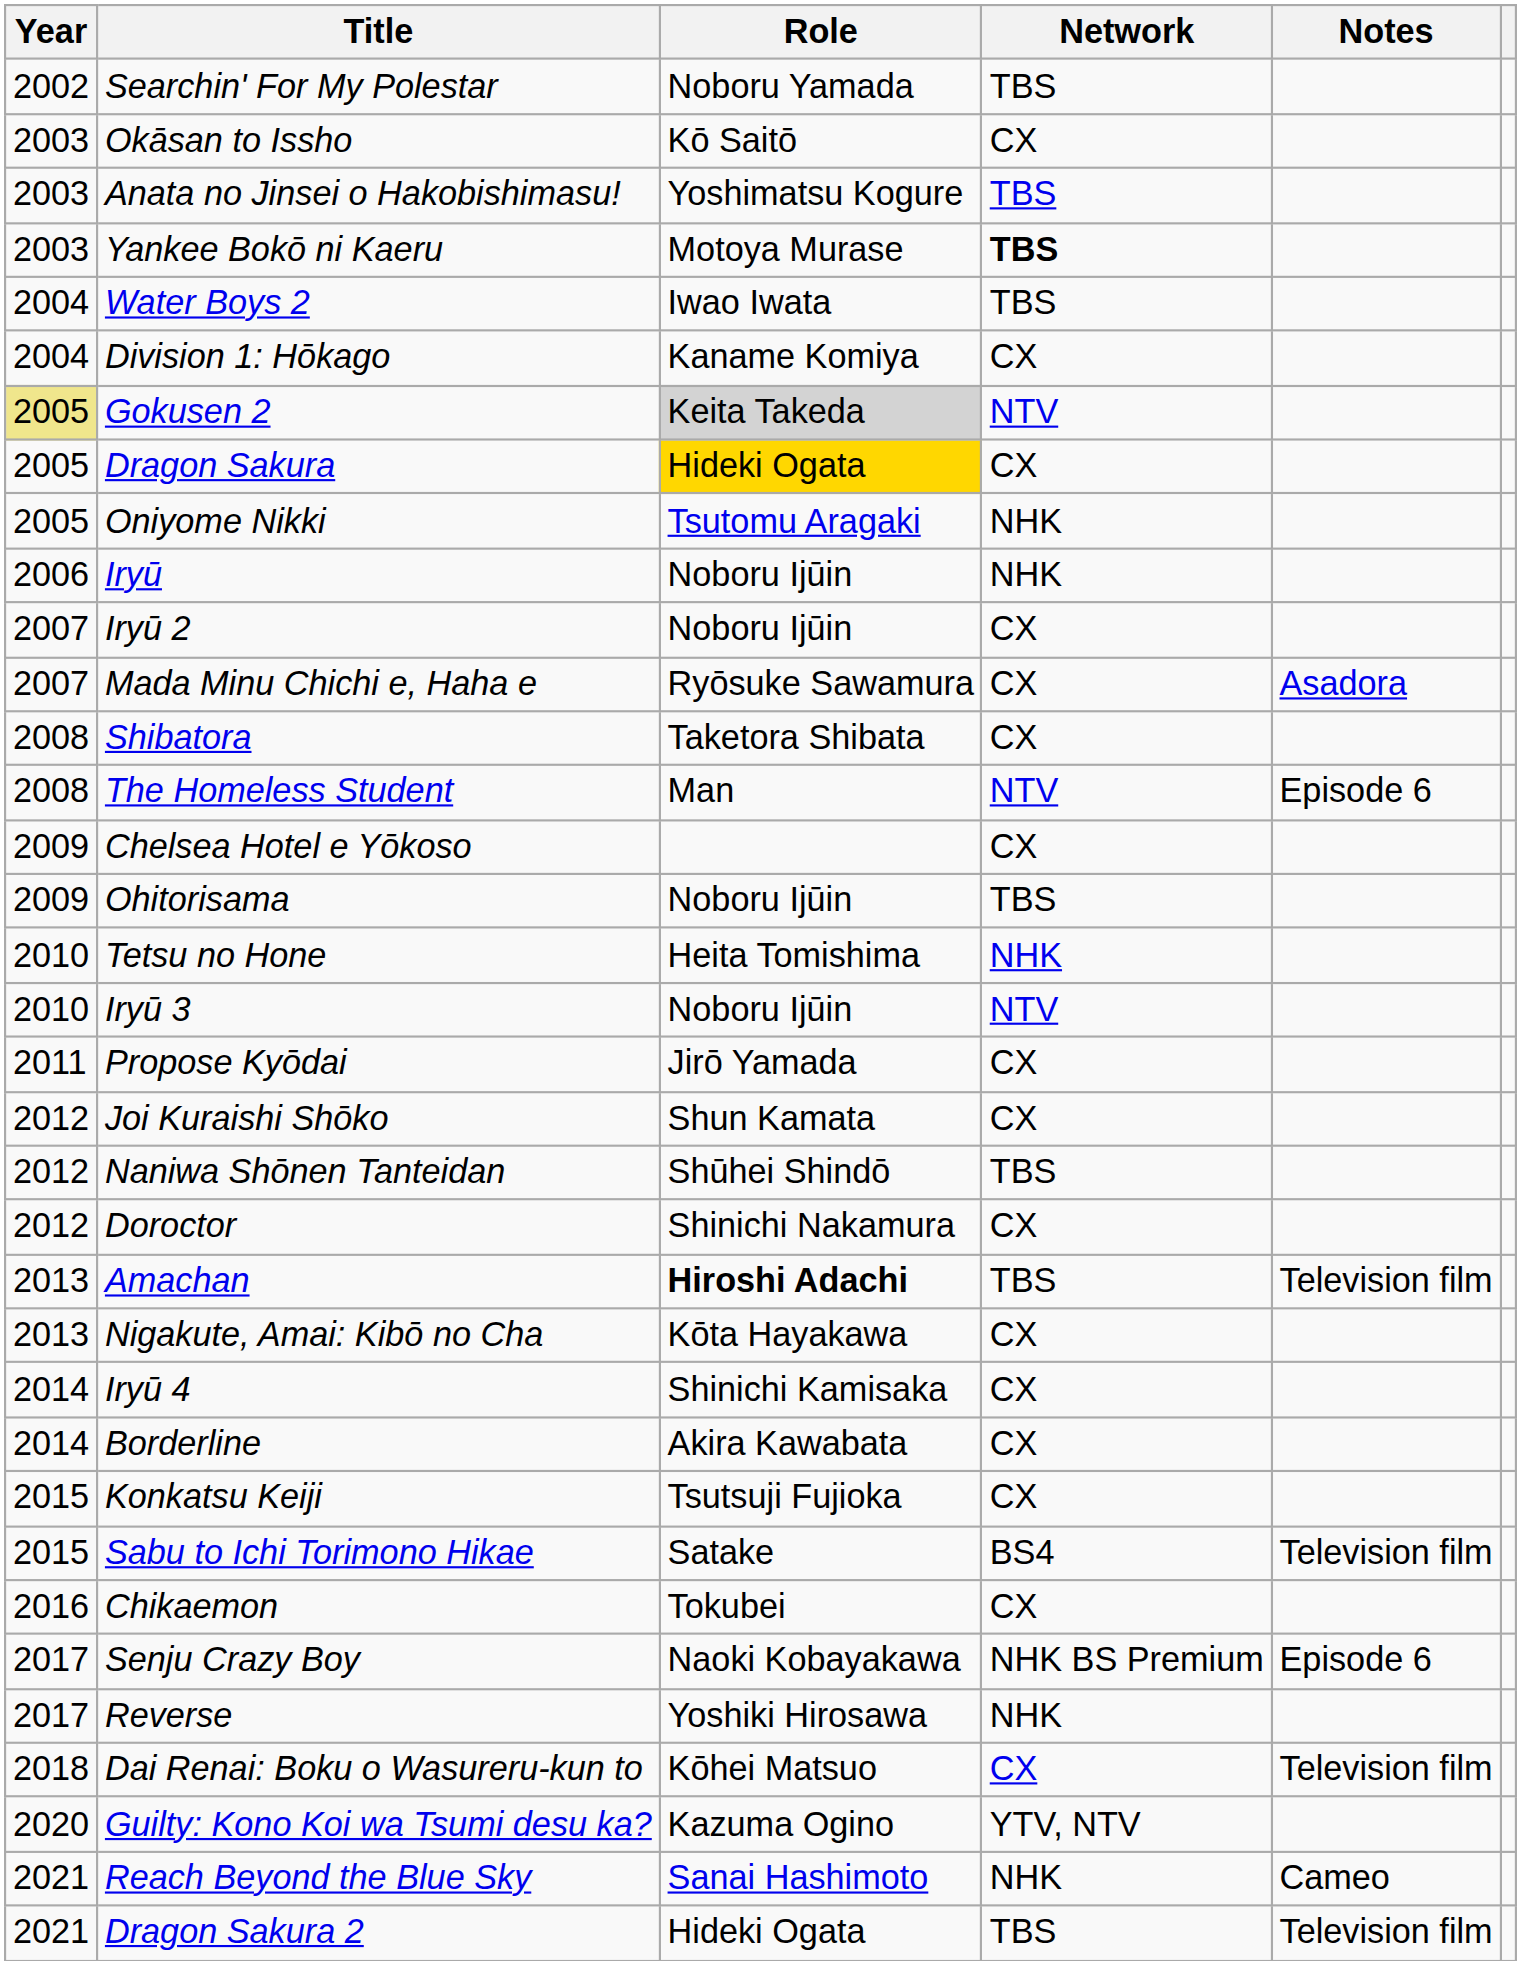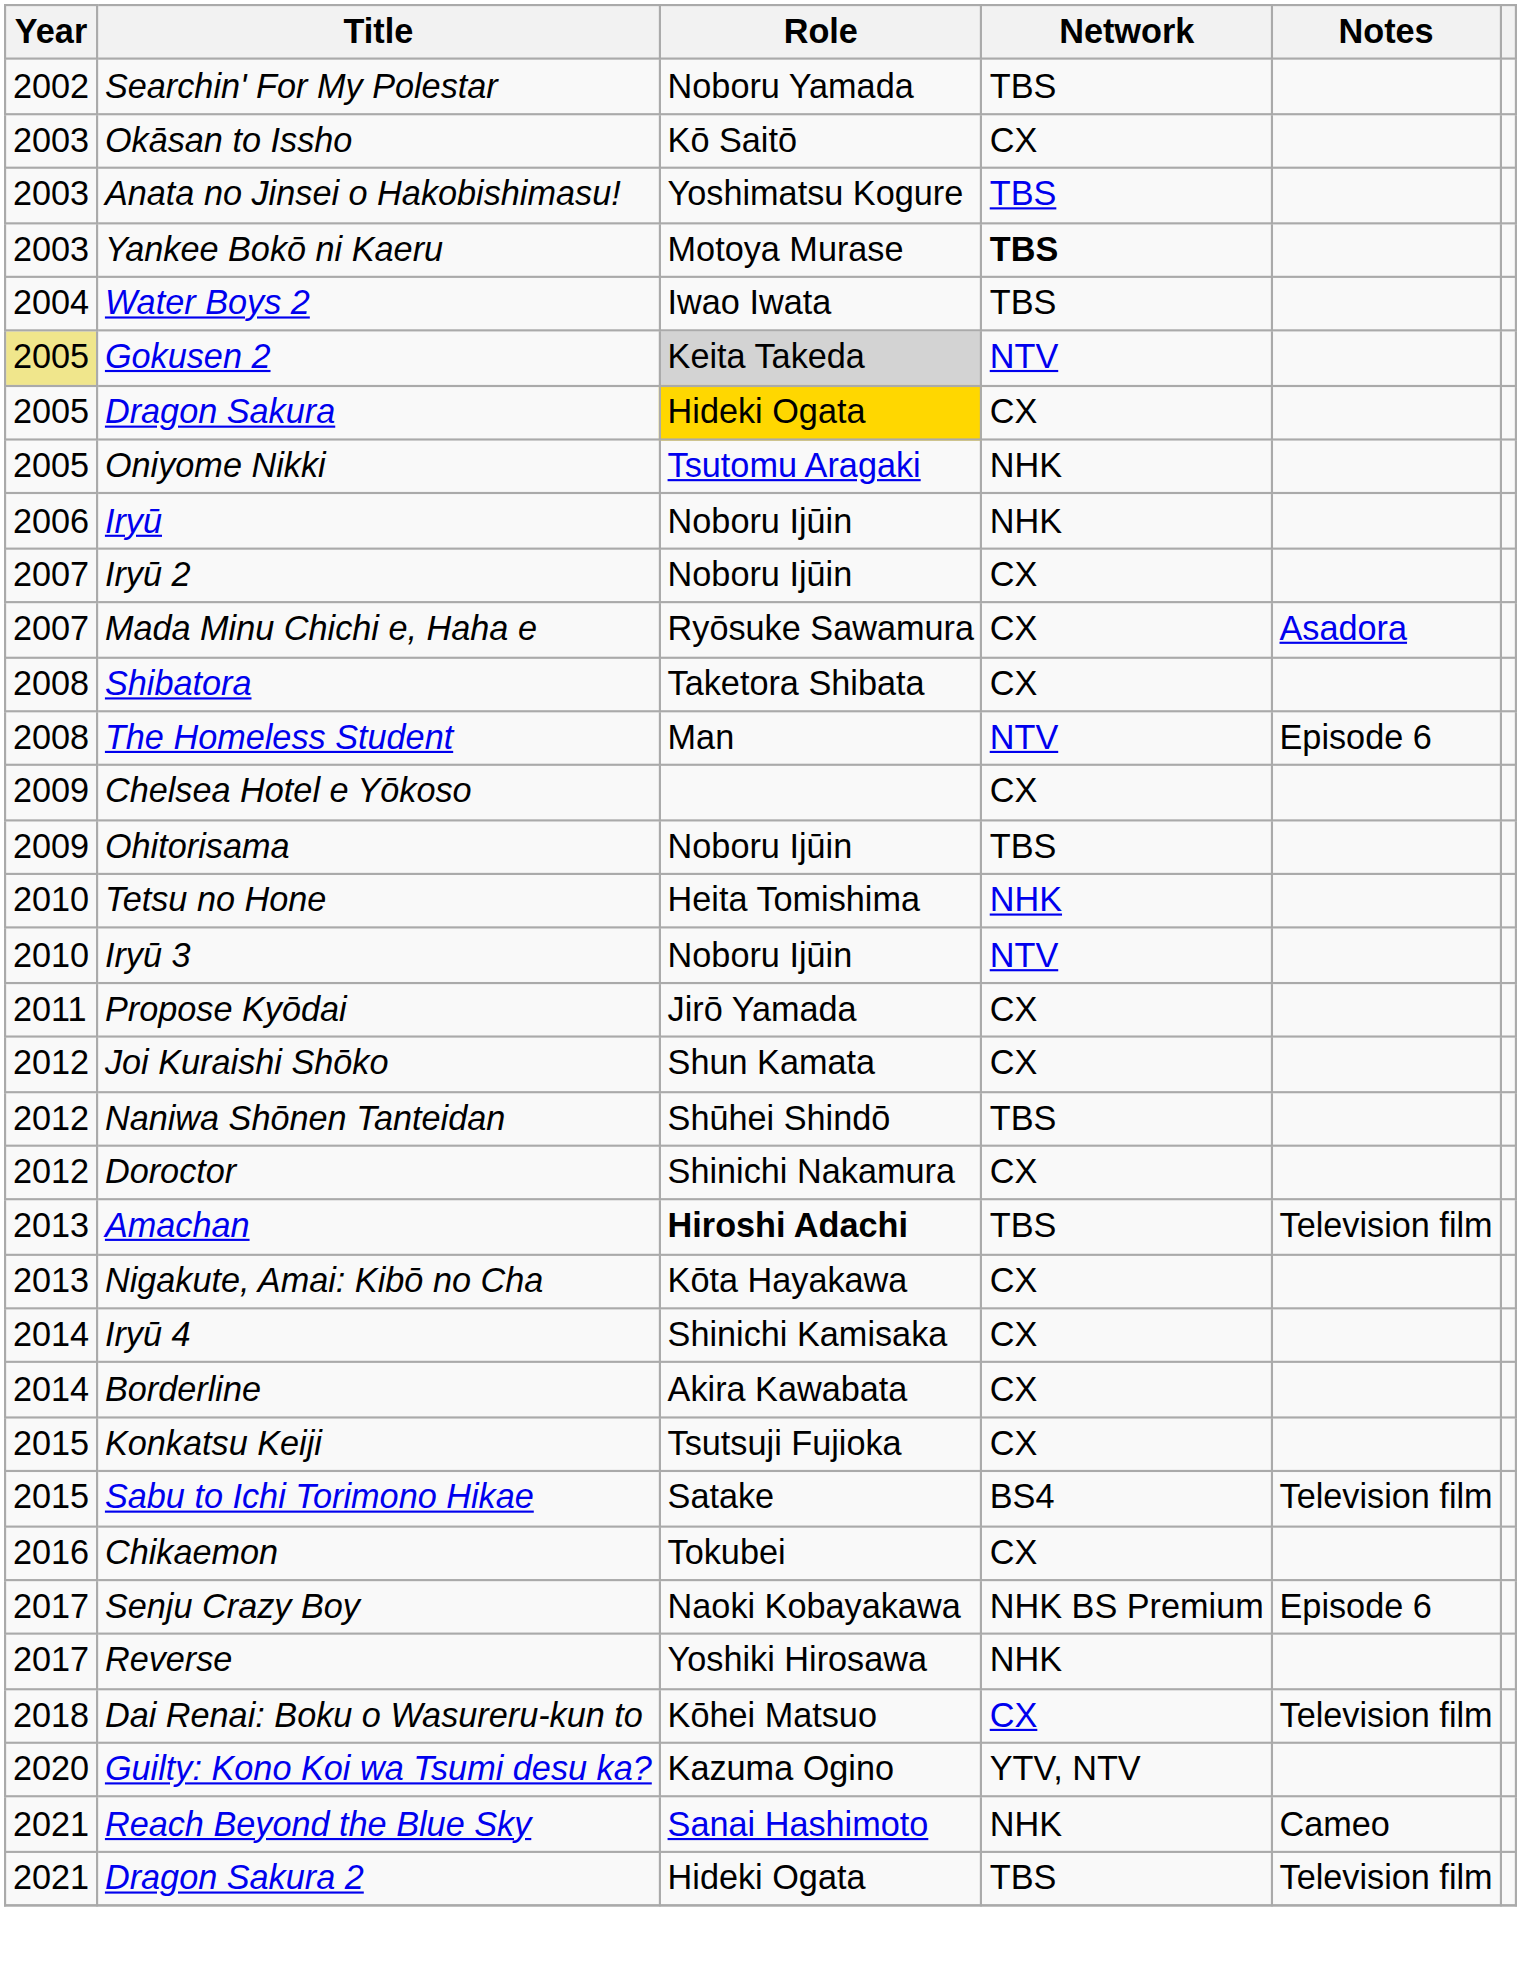- row: (248, 357)
